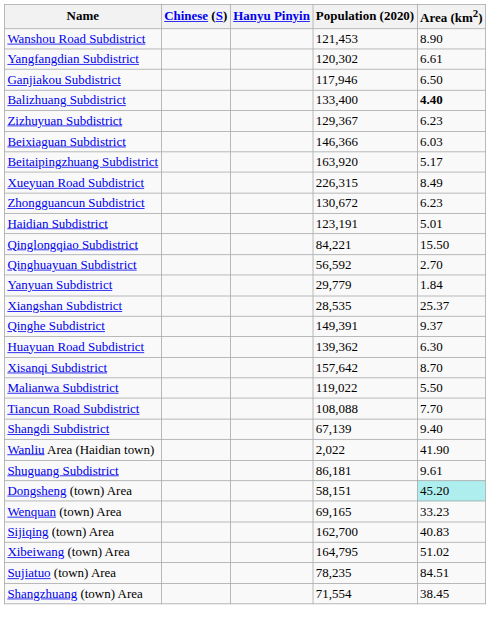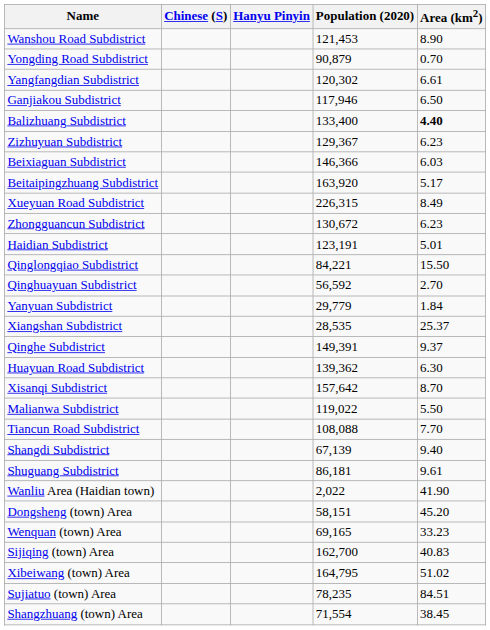+ row: (78, 59)
rows swapped: (63, 470) <-> (81, 449)
(435, 491) paleturquoise background -> (435, 511) no background
